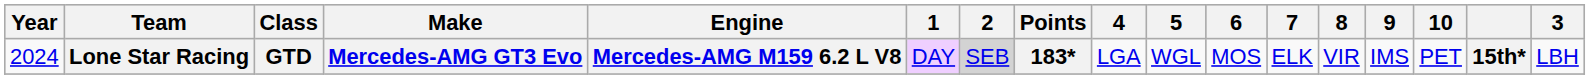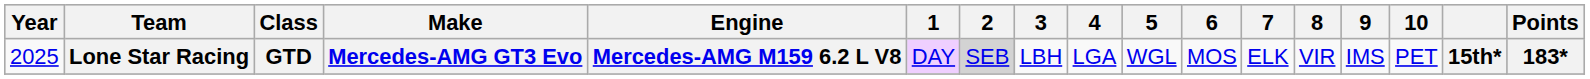columns swapped: (1557, 22) <-> (1053, 22)
(34, 56) 2024 -> (34, 56) 2025
